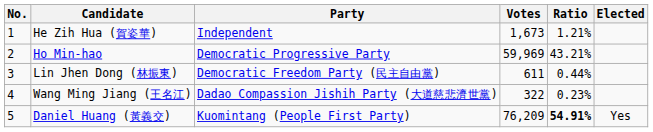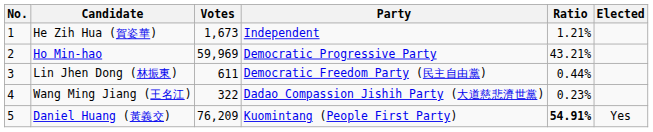columns swapped: (347, 14) <-> (524, 14)
